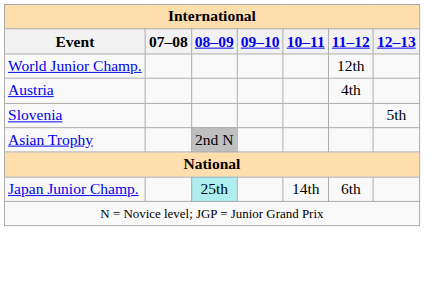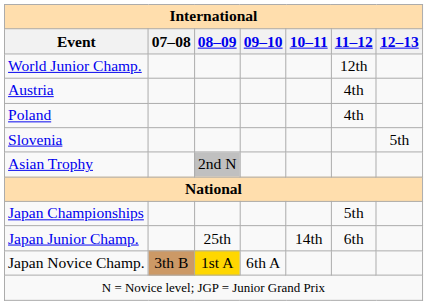+ row: (30, 115)
+ row: (76, 213)
(214, 189) paleturquoise background -> (217, 238) no background
+ row: (76, 262)
